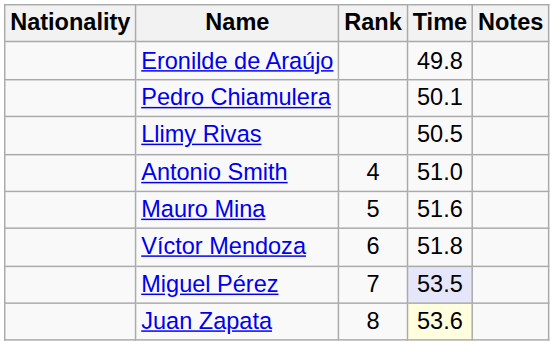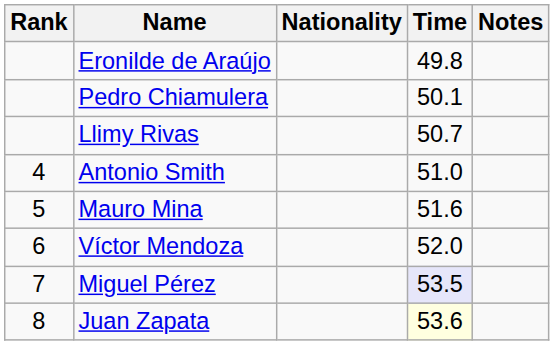columns swapped: (373, 23) <-> (70, 23)
(440, 135) 50.5 -> (440, 135) 50.7
(440, 246) 51.8 -> (440, 246) 52.0
